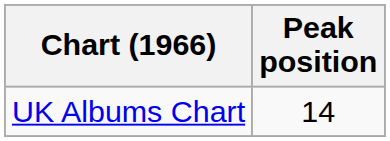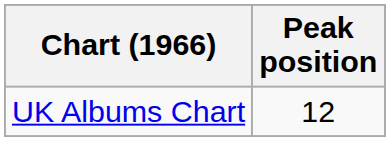(318, 111) 14 -> (318, 111) 12
